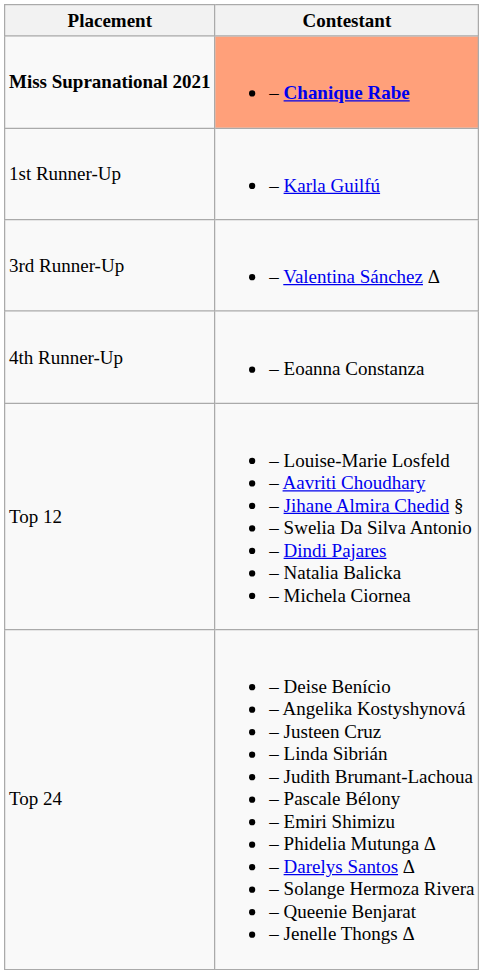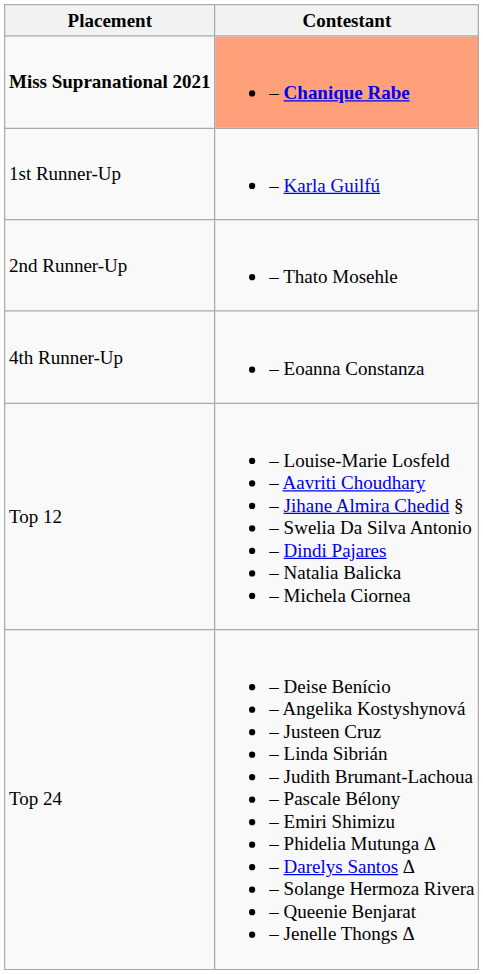+ row: (68, 265)
- row: (67, 265)
